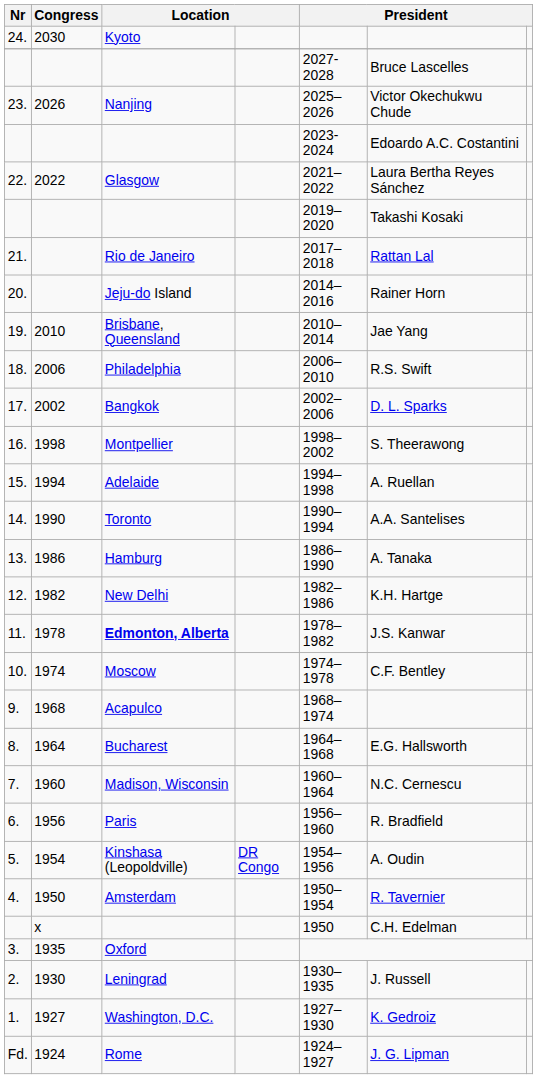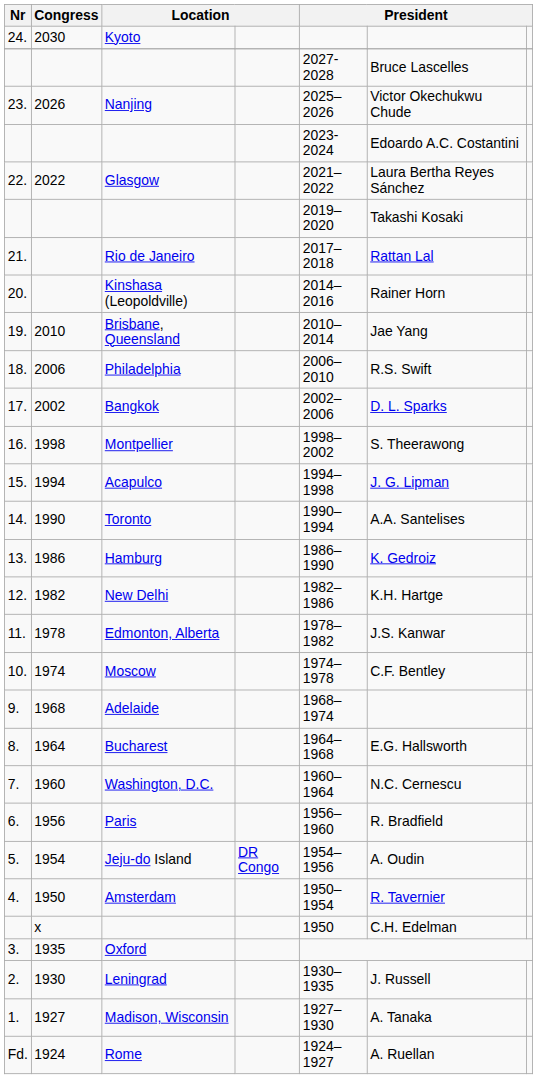(148, 293) Jeju-do Island -> (146, 293) Kinshasa (Leopoldville)
(132, 482) Adelaide -> (133, 482) Acapulco
(402, 482) A. Ruellan -> (410, 482) J. G. Lipman
(401, 558) A. Tanaka -> (403, 558) K. Gedroiz
(167, 633) bold -> (162, 633) normal
(133, 709) Acapulco -> (132, 709) Adelaide
(167, 784) Madison, Wisconsin -> (159, 784) Washington, D.C.
(146, 859) Kinshasa (Leopoldville) -> (148, 859) Jeju-do Island
(159, 1017) Washington, D.C. -> (167, 1017) Madison, Wisconsin
(403, 1017) K. Gedroiz -> (401, 1017) A. Tanaka
(410, 1055) J. G. Lipman -> (402, 1055) A. Ruellan
